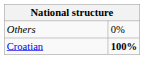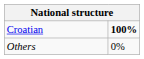rows swapped: (25, 46) <-> (21, 29)
